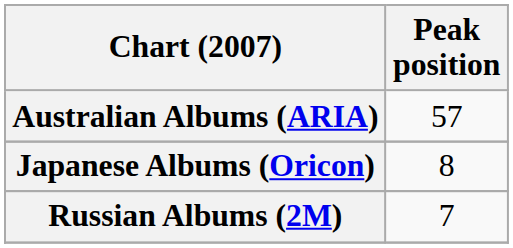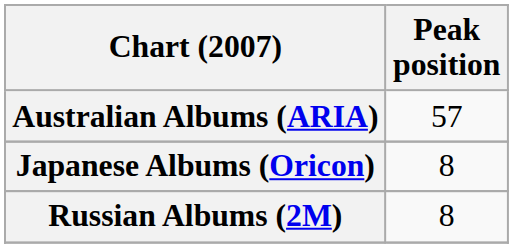(447, 215) 7 -> (447, 215) 8
